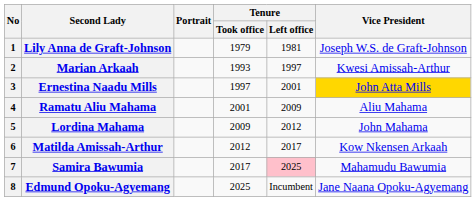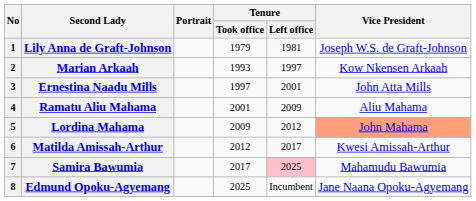(393, 67) Kwesi Amissah-Arthur -> (393, 67) Kow Nkensen Arkaah
(393, 87) gold background -> (393, 87) no background
(393, 126) no background -> (393, 126) lightsalmon background
(393, 146) Kow Nkensen Arkaah -> (393, 146) Kwesi Amissah-Arthur
